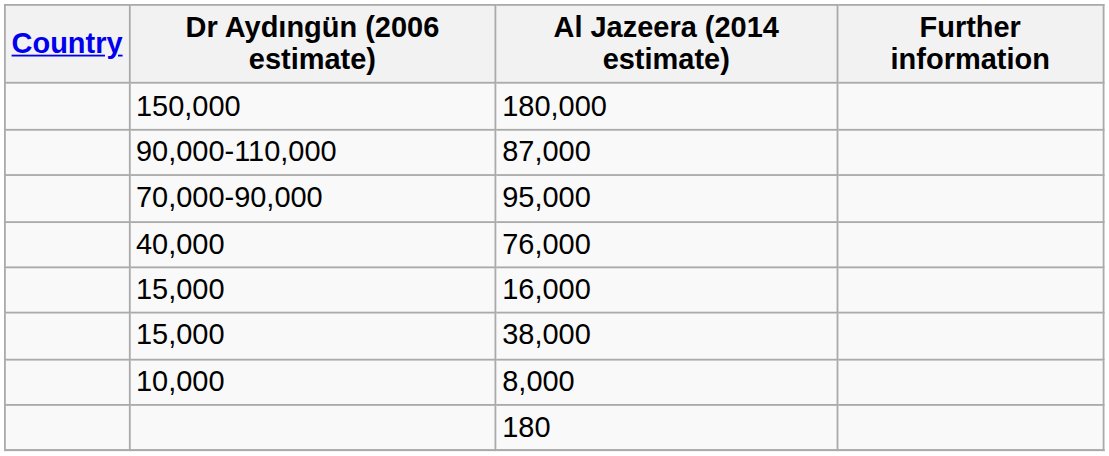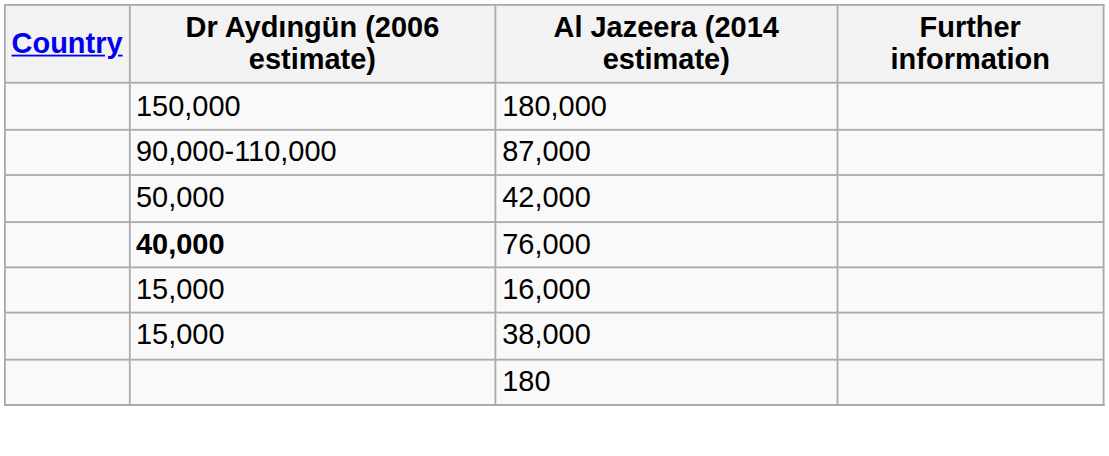- row: (547, 197)
+ row: (547, 197)
(180, 243) normal -> (180, 243) bold
- row: (539, 381)
